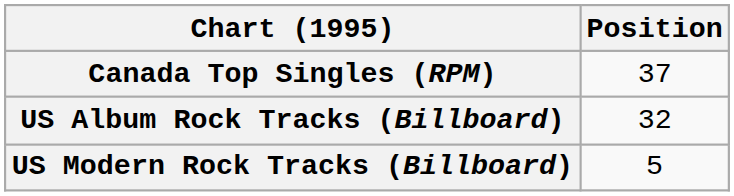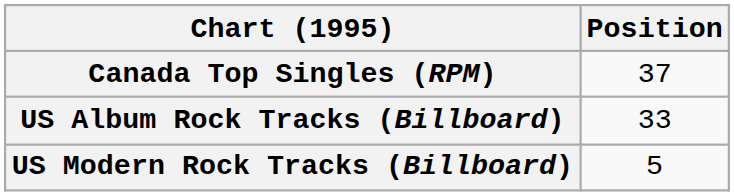(655, 121) 32 -> (655, 121) 33
